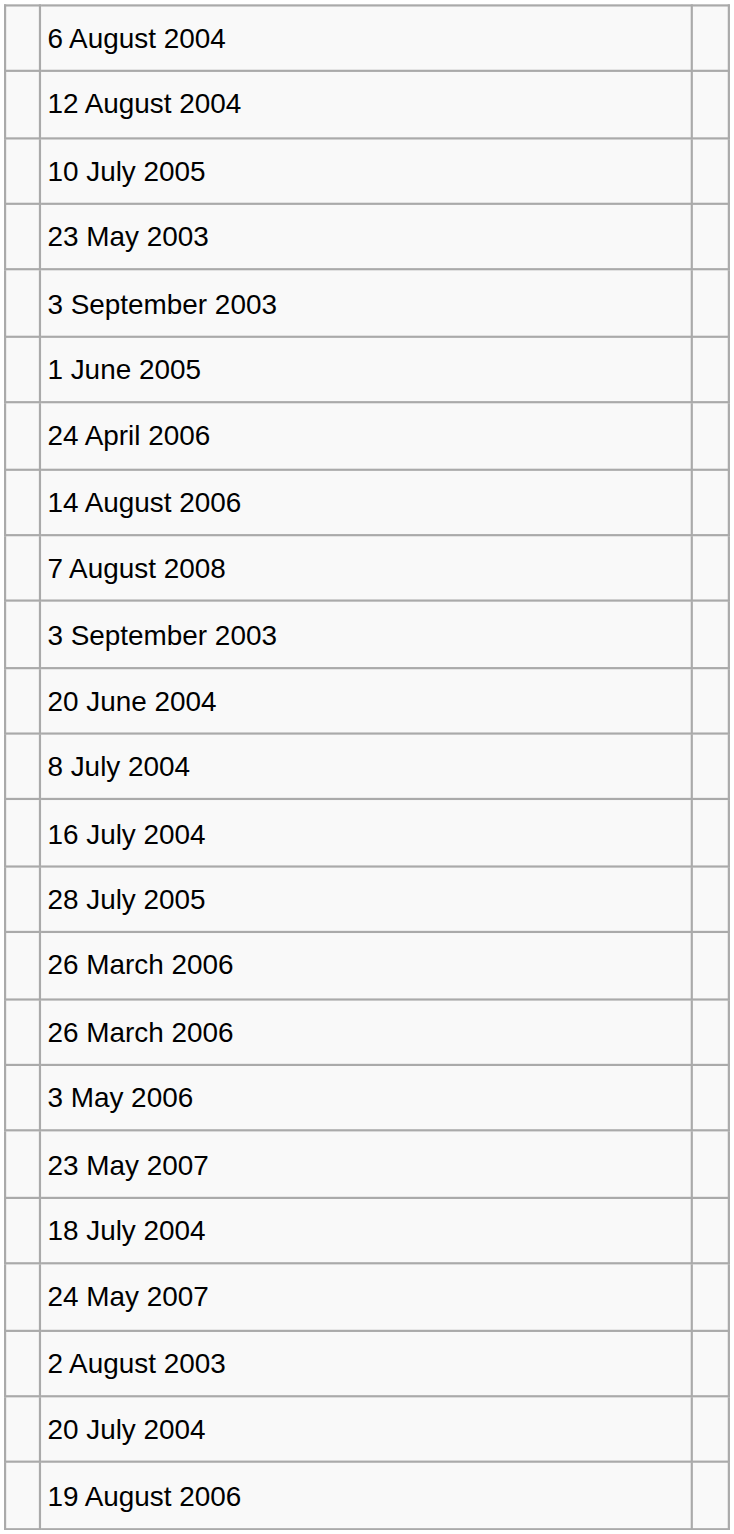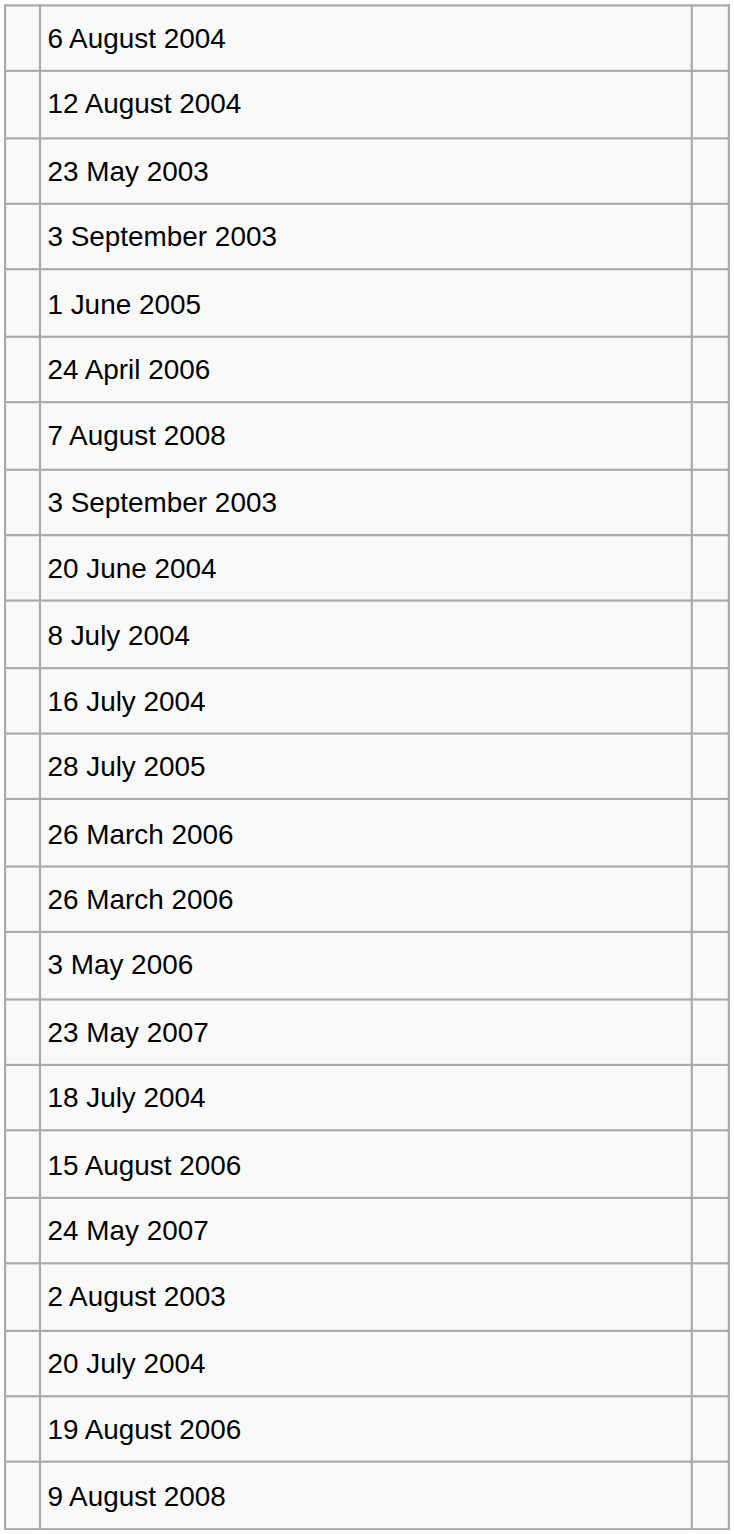- row: (23, 171)
- row: (23, 502)
+ row: (23, 1164)
+ row: (23, 1496)
